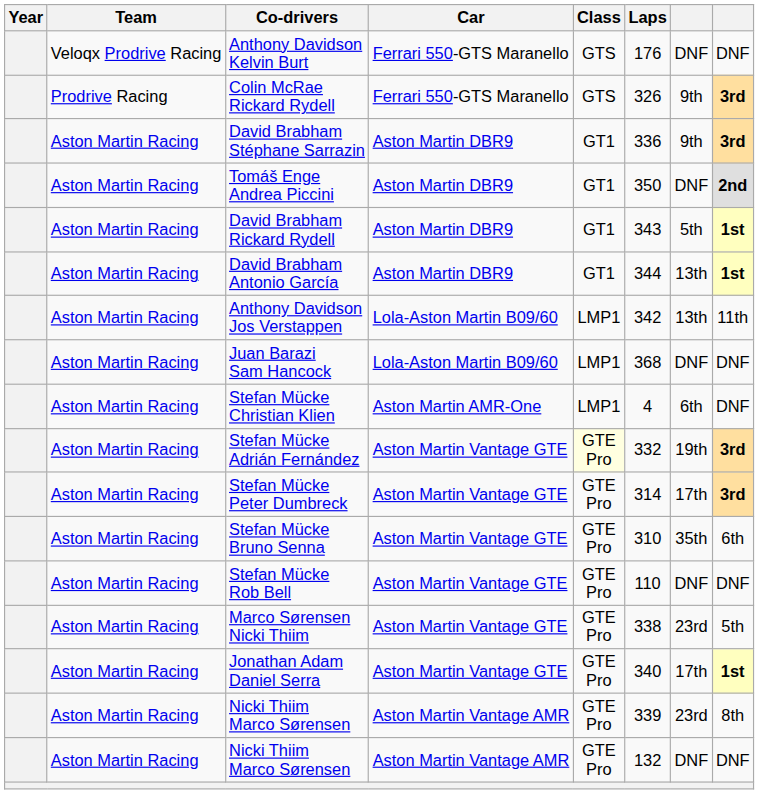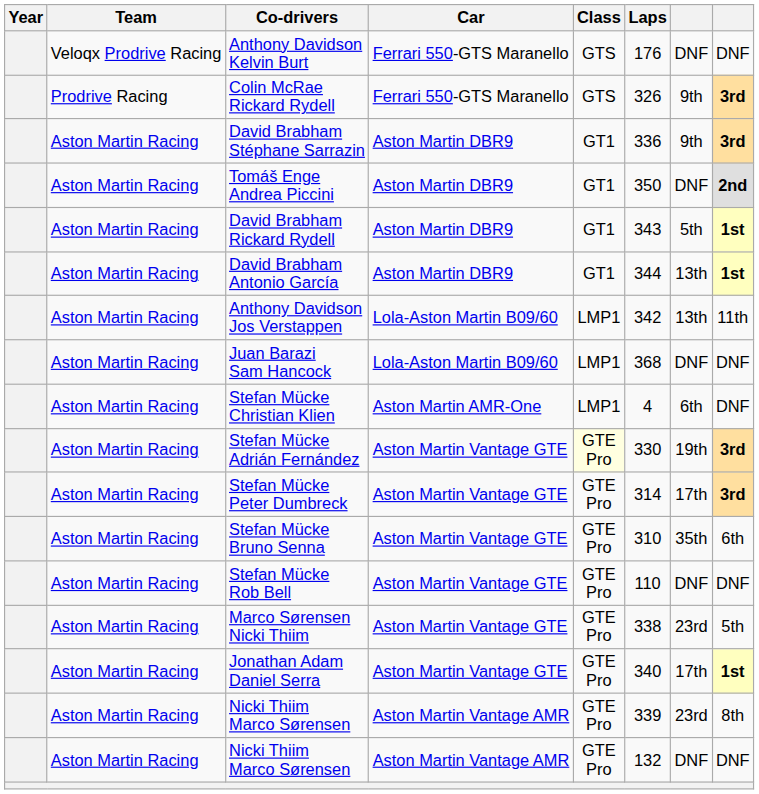(648, 451) 332 -> (648, 451) 330
